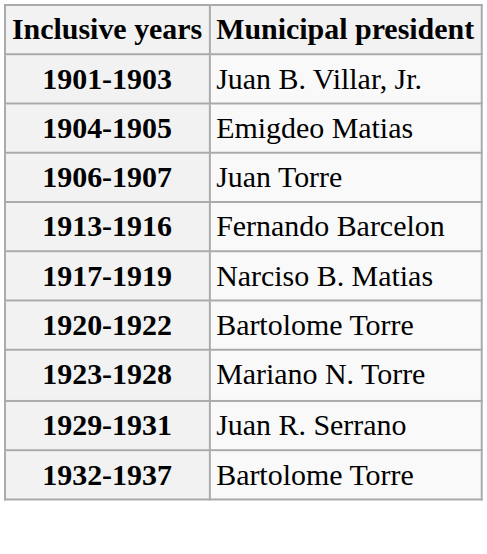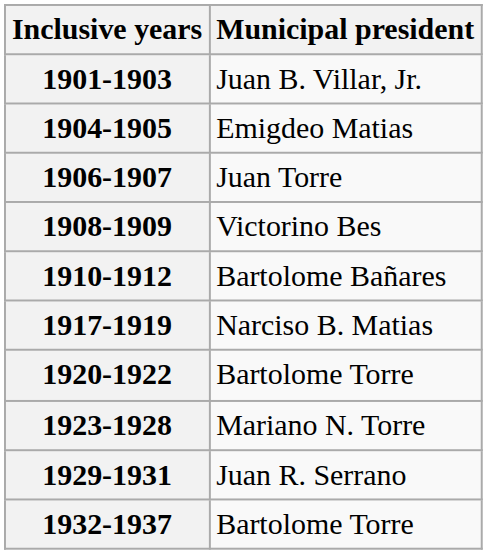+ row: (107, 226)
+ row: (107, 276)
- row: (107, 226)
